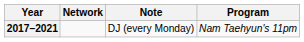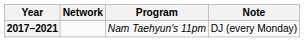columns swapped: (248, 12) <-> (151, 12)
